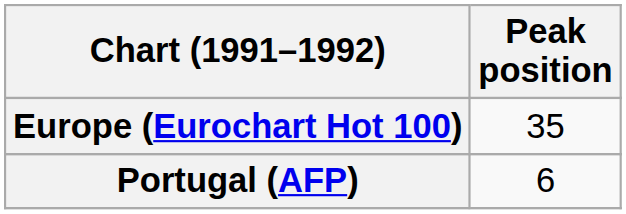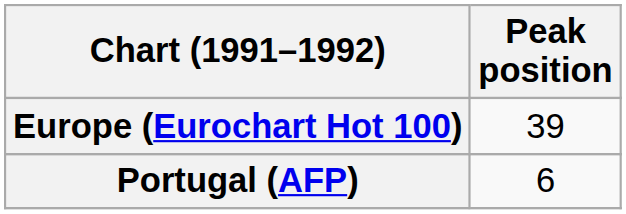(546, 125) 35 -> (546, 125) 39
